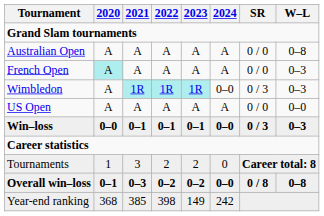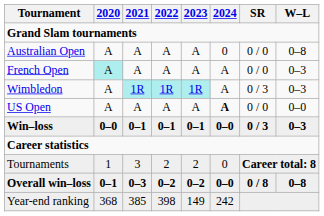(225, 51) A -> (225, 51) 0
(225, 88) 0–0 -> (225, 88) A
(225, 107) normal -> (225, 107) bold
